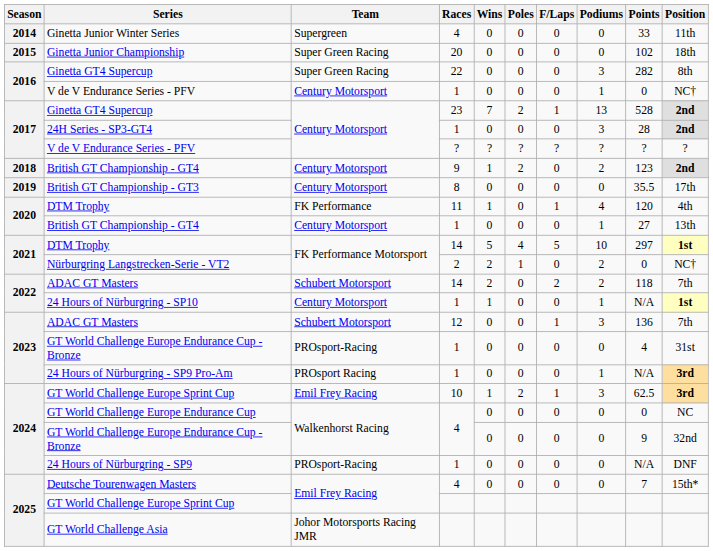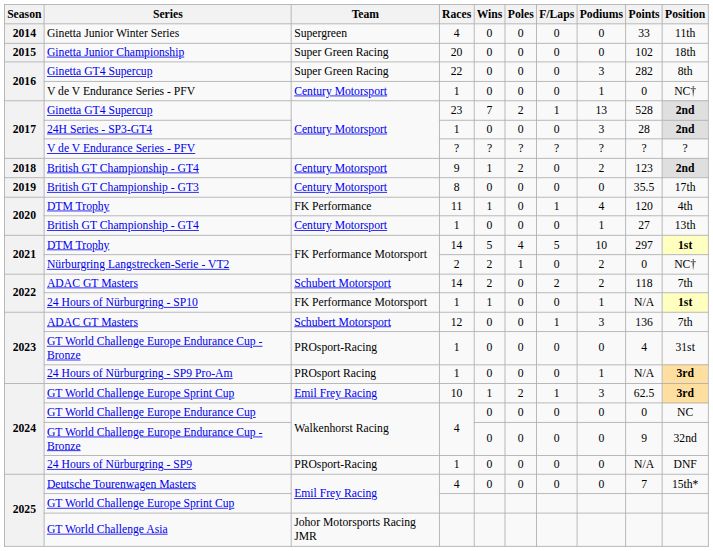(341, 303) Century Motorsport -> (361, 303) FK Performance Motorsport
